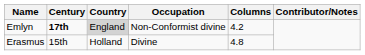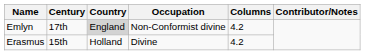(59, 27) bold -> (58, 27) normal
(237, 42) 4.8 -> (237, 42) 4.2
